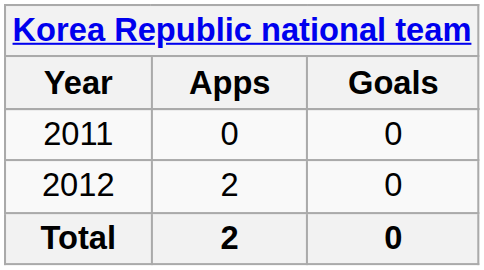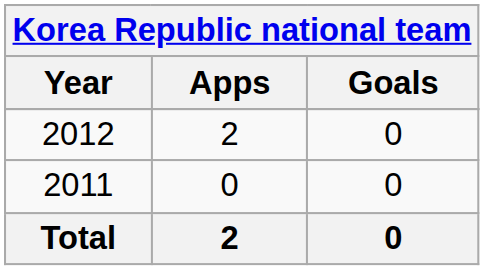rows swapped: (78, 133) <-> (78, 185)
